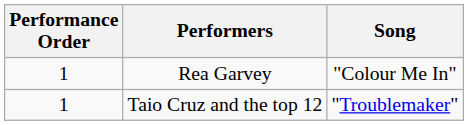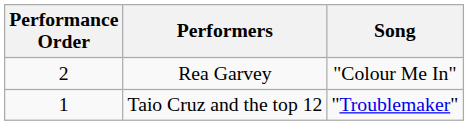(64, 73) 1 -> (64, 73) 2
